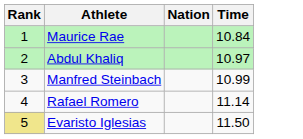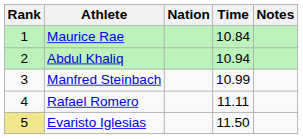+ column: (275, 15)
(233, 58) 10.97 -> (233, 58) 10.94
(233, 101) 11.14 -> (233, 101) 11.11
